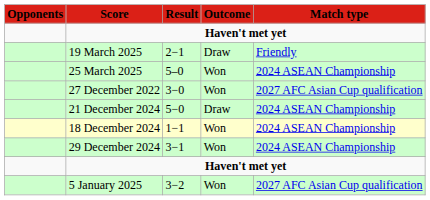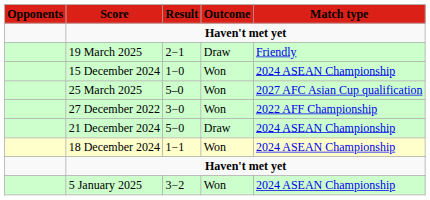+ row: (114, 71)
(326, 71) 2024 ASEAN Championship -> (339, 90) 2027 AFC Asian Cup qualification
(339, 90) 2027 AFC Asian Cup qualification -> (317, 109) 2022 AFF Championship
- row: (114, 147)
(339, 185) 2027 AFC Asian Cup qualification -> (326, 185) 2024 ASEAN Championship
